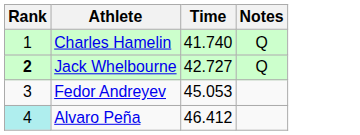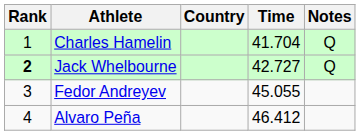+ column: (214, 17)
(208, 42) 41.740 -> (276, 42) 41.704
(208, 92) 45.053 -> (276, 92) 45.055
(28, 117) paleturquoise background -> (28, 117) no background
